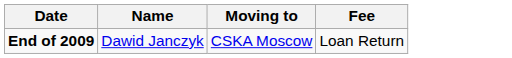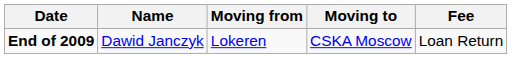+ column: (257, 16)
